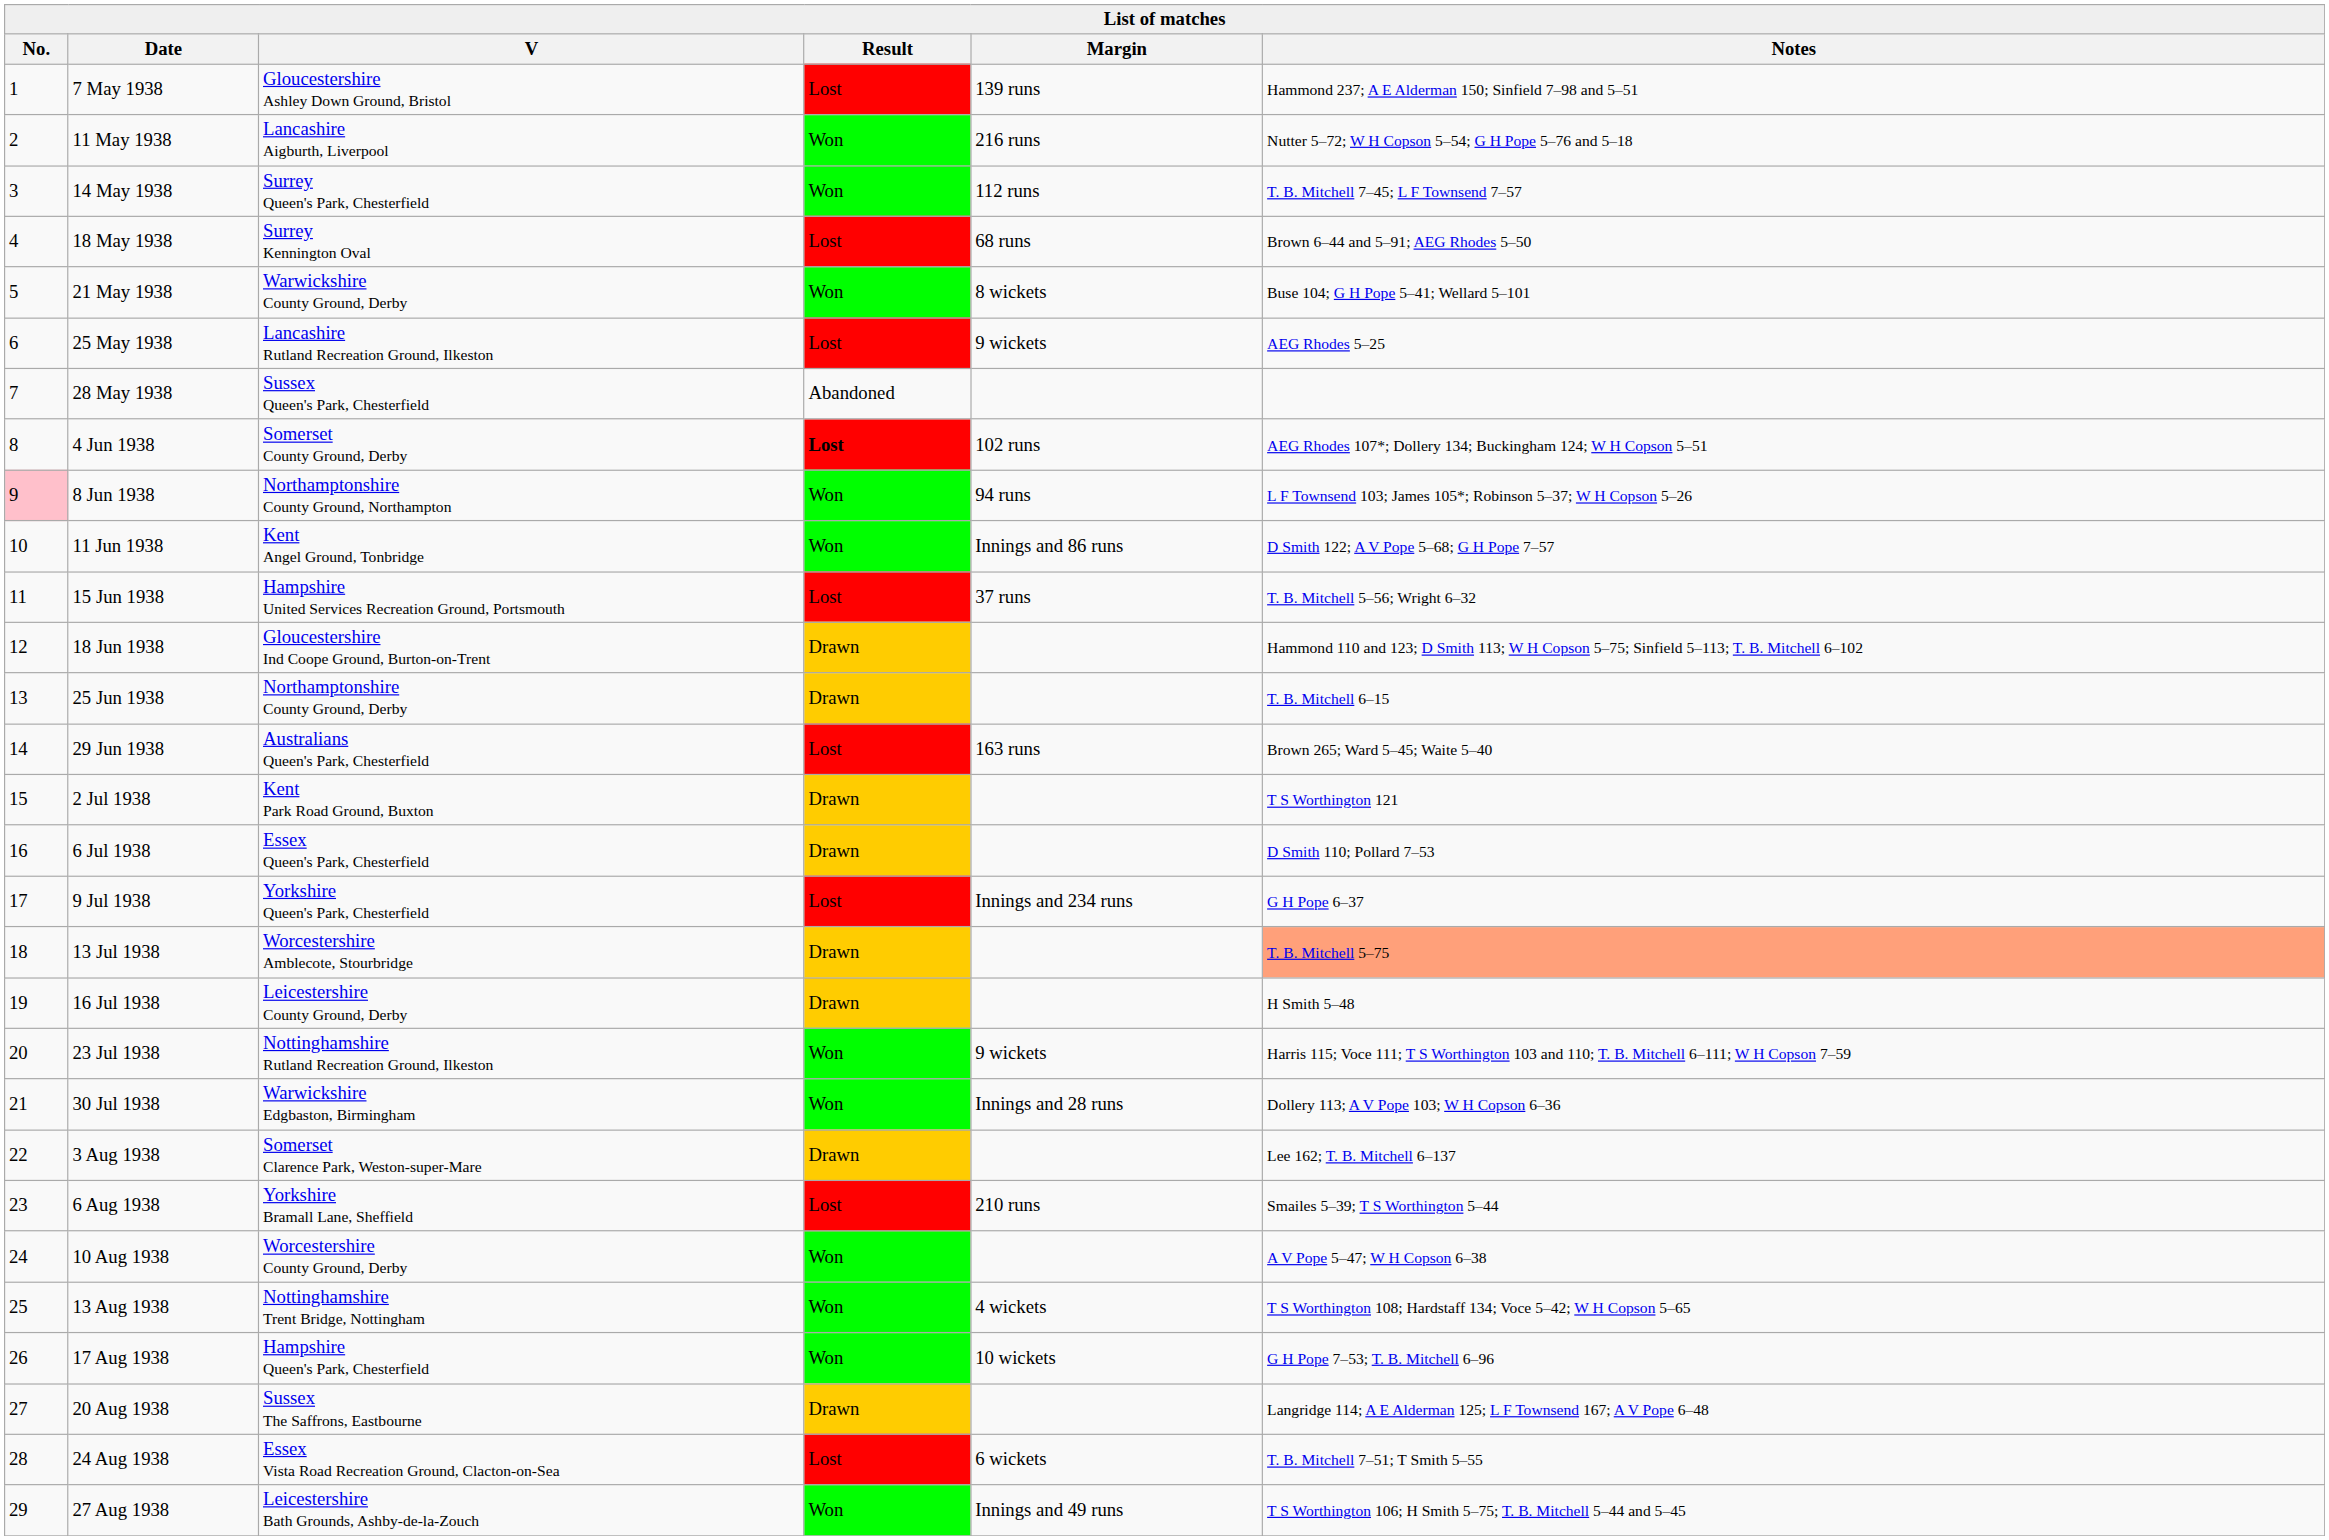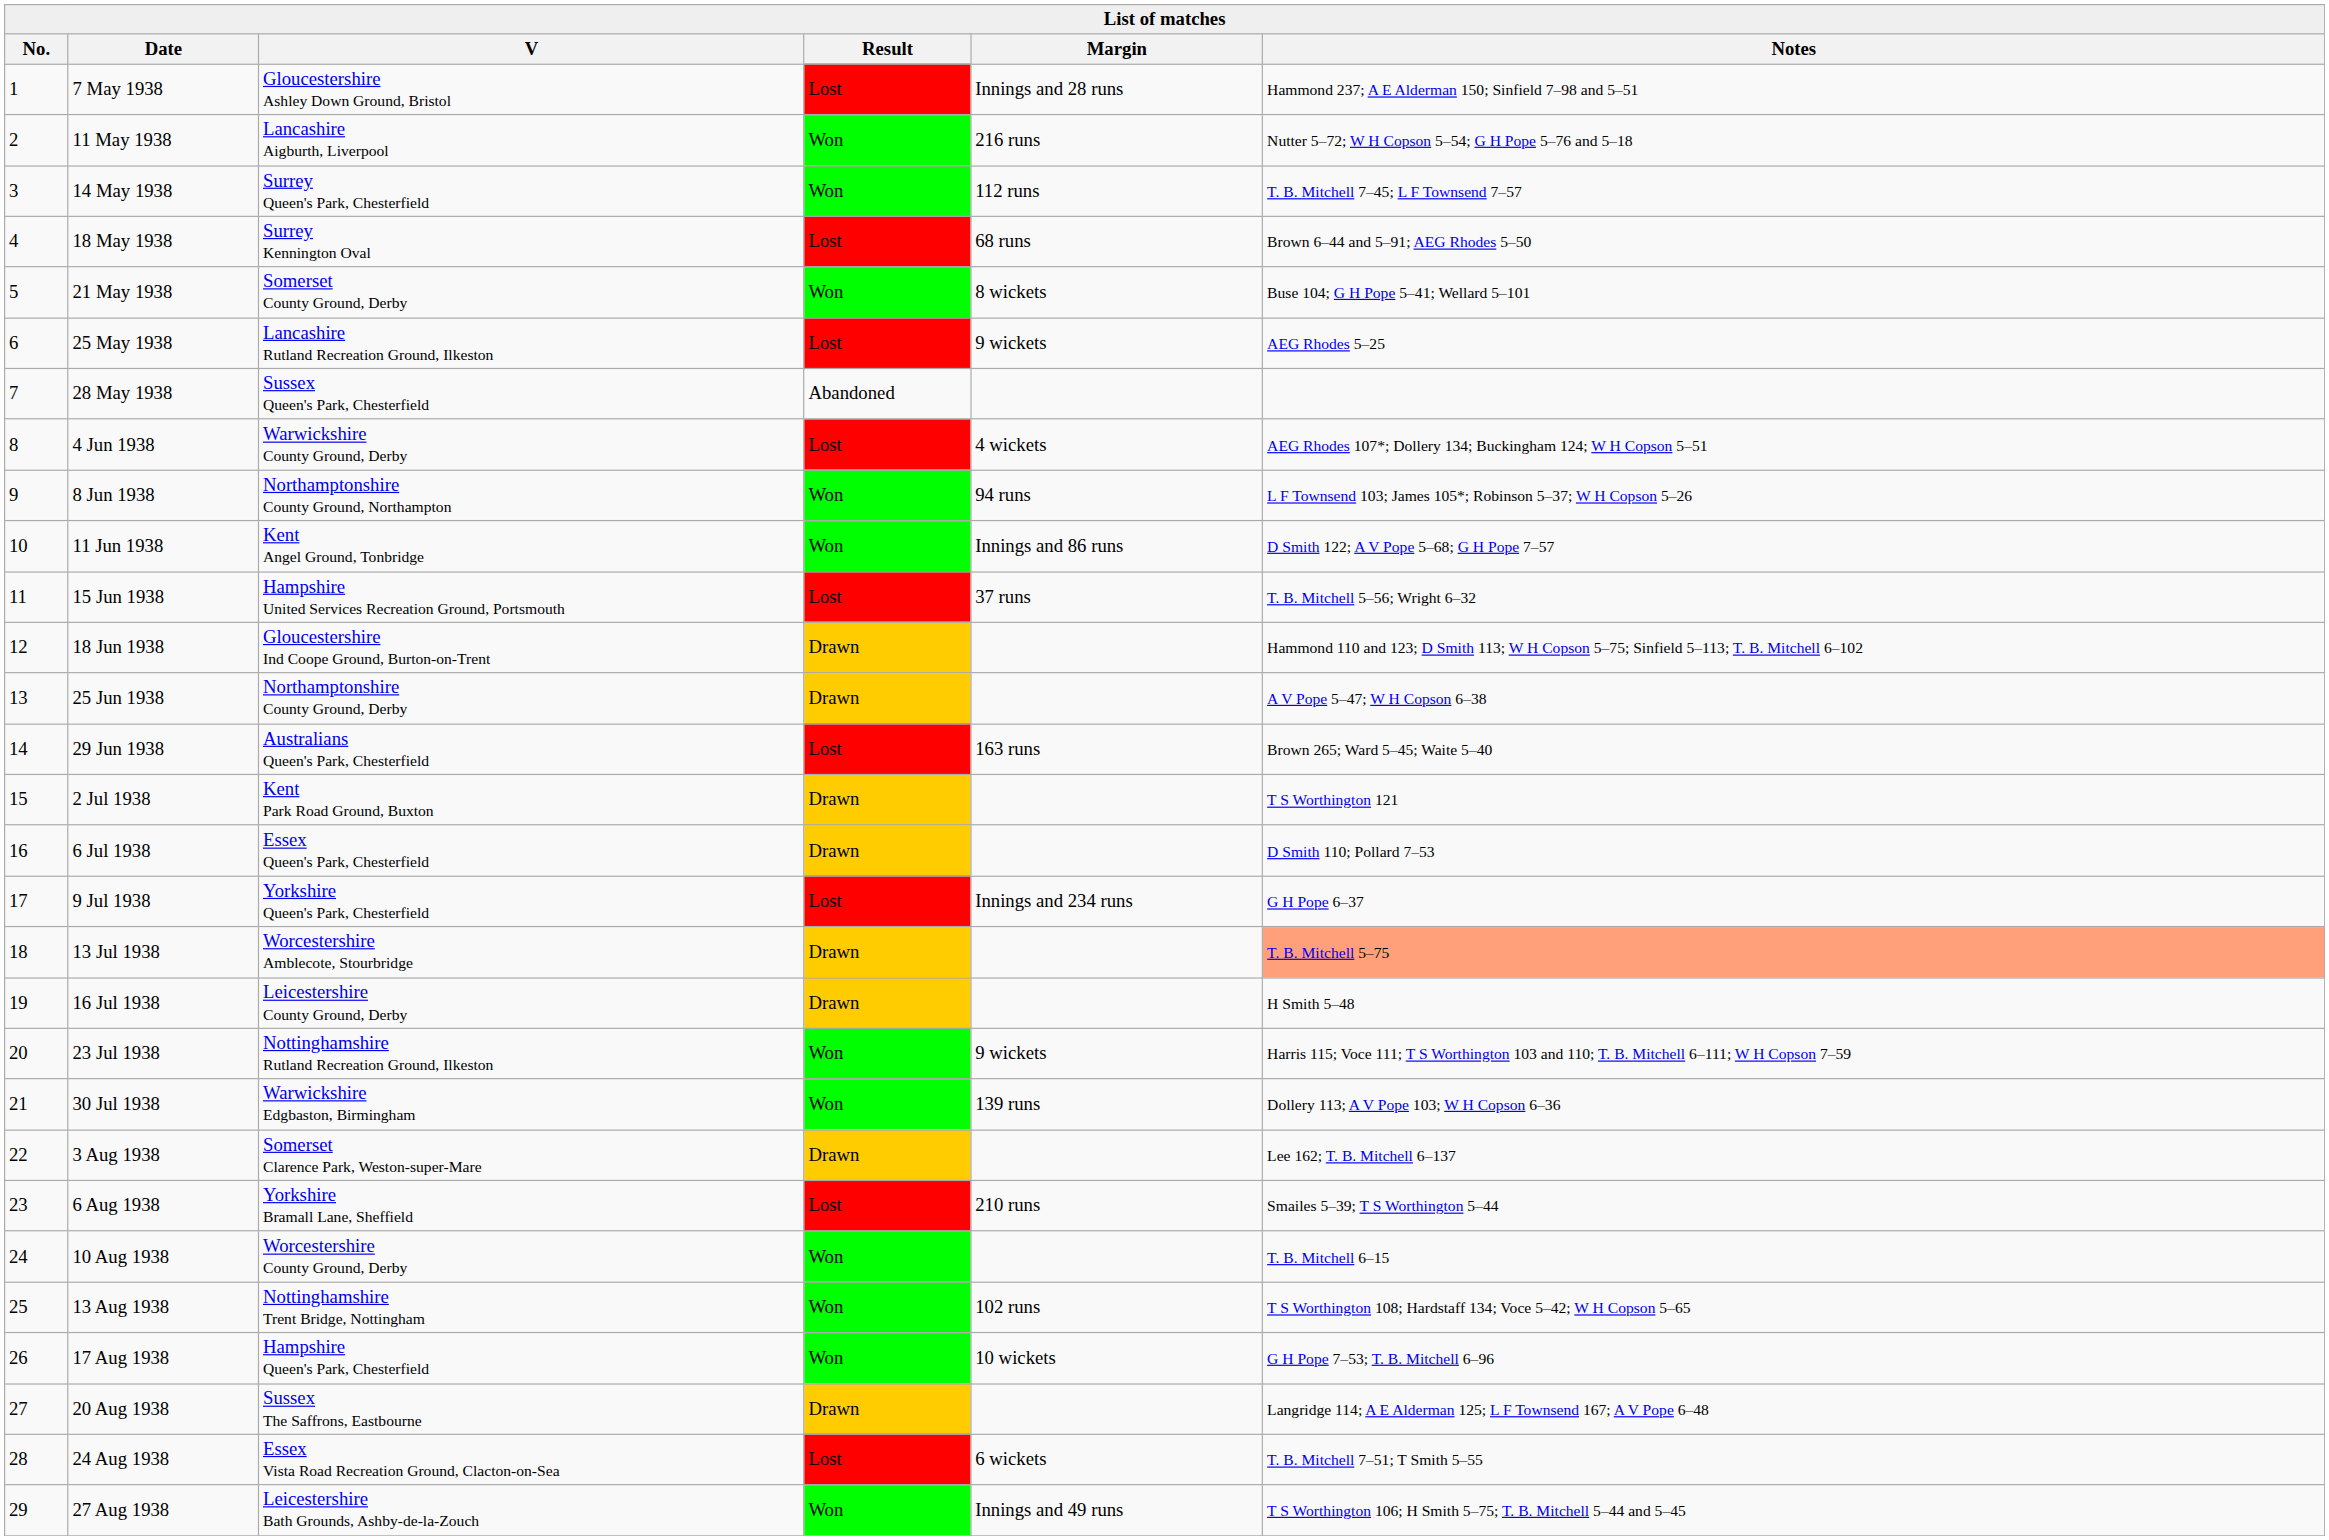(1008, 89) 139 runs -> (1049, 89) Innings and 28 runs
(335, 292) Warwickshire County Ground, Derby -> (335, 292) Somerset County Ground, Derby
(335, 444) Somerset County Ground, Derby -> (335, 444) Warwickshire County Ground, Derby
(826, 444) bold -> (825, 444) normal
(1008, 444) 102 runs -> (1011, 444) 4 wickets
(14, 495) pink background -> (14, 495) no background
(1328, 699) T. B. Mitchell 6–15 -> (1377, 699) A V Pope 5–47; W H Copson 6–38
(1049, 1104) Innings and 28 runs -> (1008, 1104) 139 runs
(1377, 1257) A V Pope 5–47; W H Copson 6–38 -> (1328, 1257) T. B. Mitchell 6–15
(1011, 1307) 4 wickets -> (1008, 1307) 102 runs
